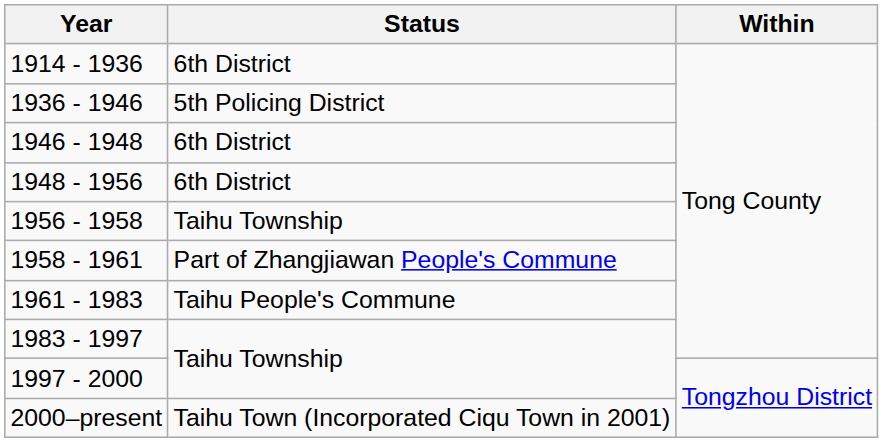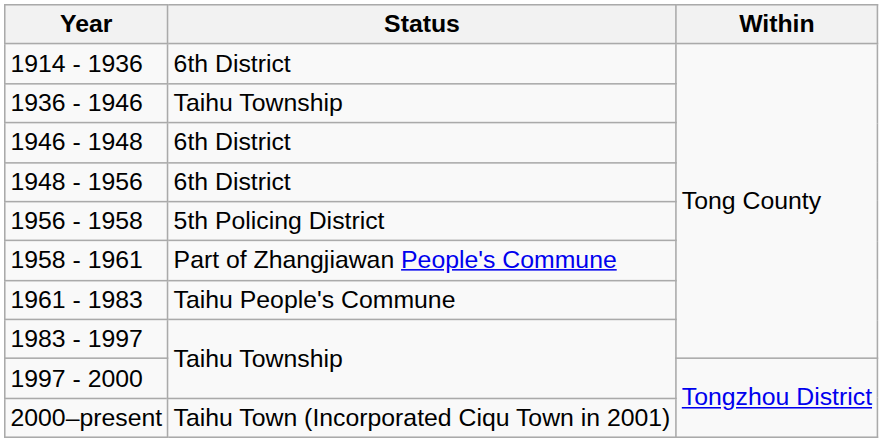(279, 102) 5th Policing District -> (258, 102) Taihu Township
(258, 220) Taihu Township -> (279, 220) 5th Policing District
